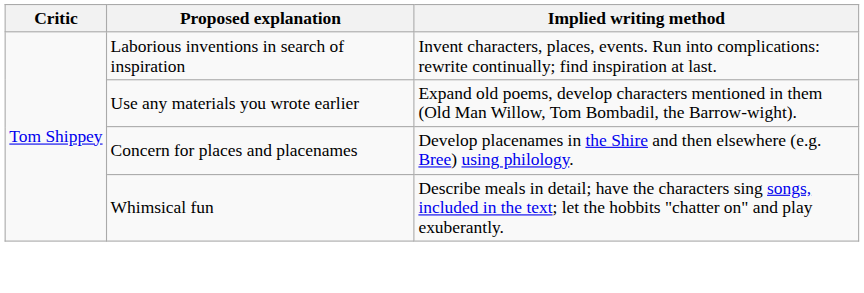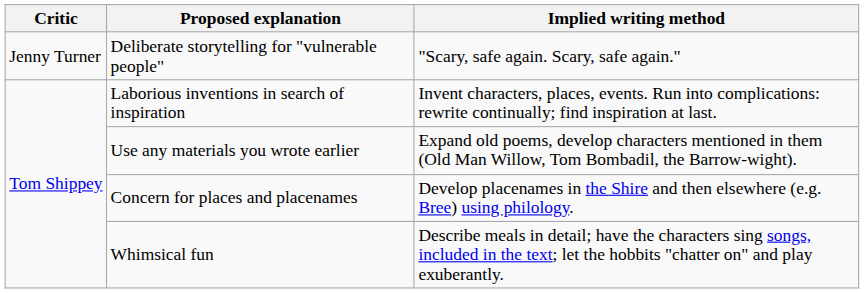+ row: (244, 55)
